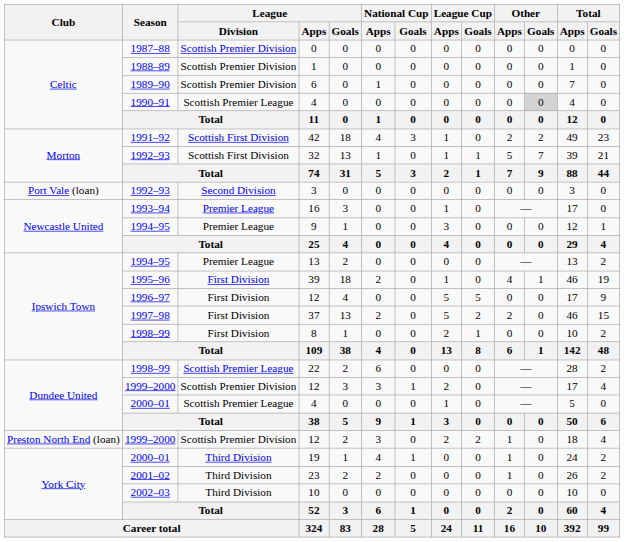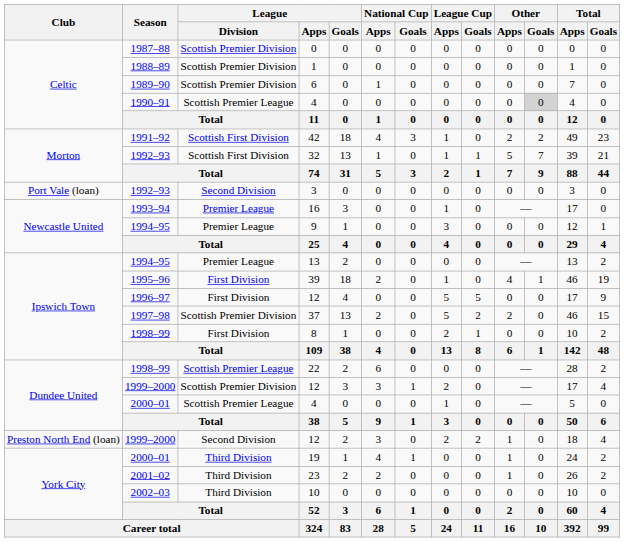(238, 315) First Division -> (238, 315) Scottish Premier Division
(238, 439) Scottish Premier Division -> (238, 439) Second Division
